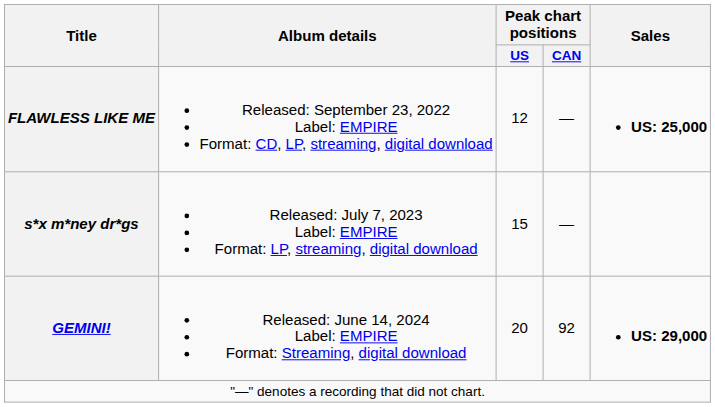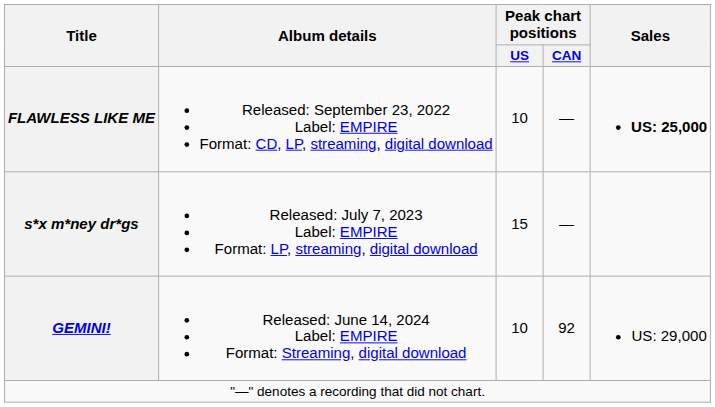(520, 119) 12 -> (520, 119) 10
(520, 328) 20 -> (520, 328) 10
(650, 337) bold -> (650, 337) normal
